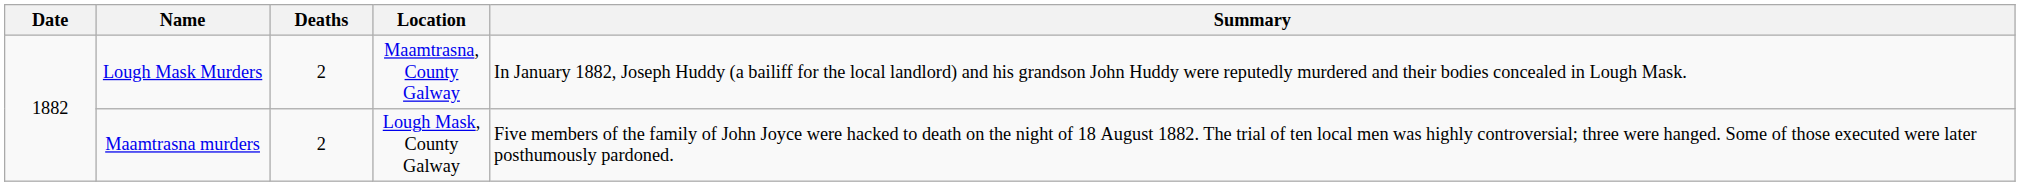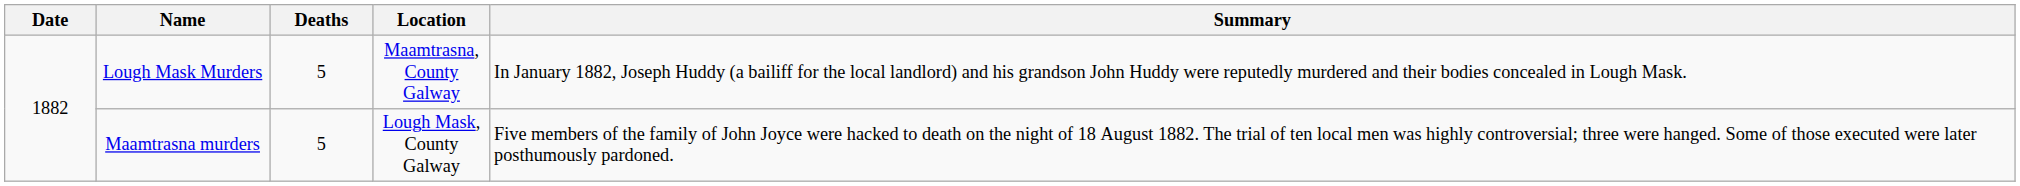(321, 71) 2 -> (321, 71) 5
(321, 145) 2 -> (321, 145) 5
